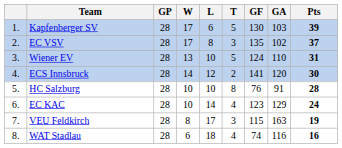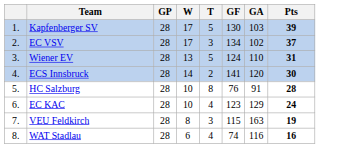- column: (211, 12)
(256, 43) 135 -> (233, 43) 134
